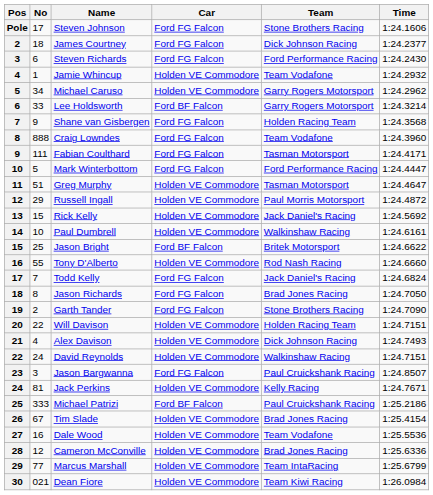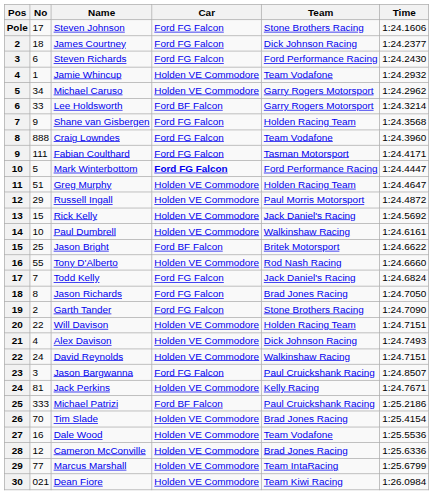(189, 168) normal -> (191, 168) bold
(306, 184) Tasman Motorsport -> (310, 184) Holden Racing Team
(38, 419) 67 -> (38, 419) 70
